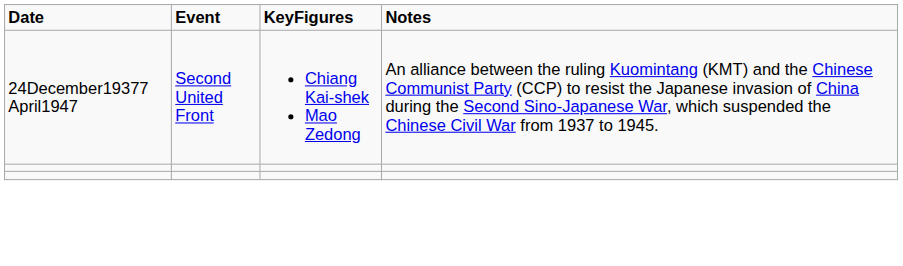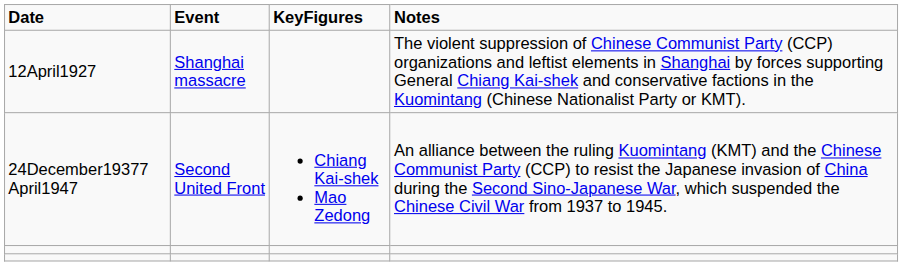+ row: (52, 71)
